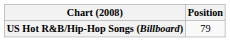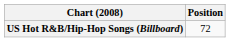(205, 28) 79 -> (205, 28) 72
